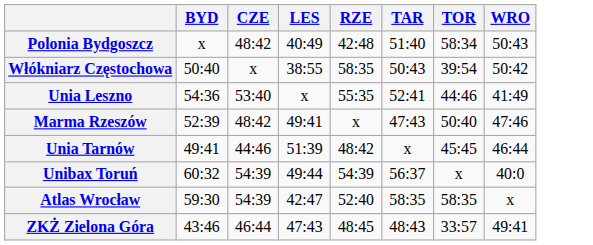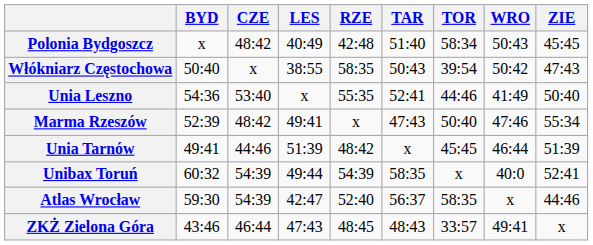+ column: (562, 17)
(407, 174) 56:37 -> (407, 174) 58:35
(407, 200) 58:35 -> (407, 200) 56:37
